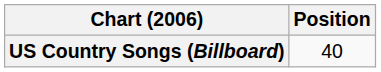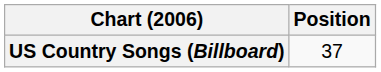(332, 50) 40 -> (332, 50) 37
